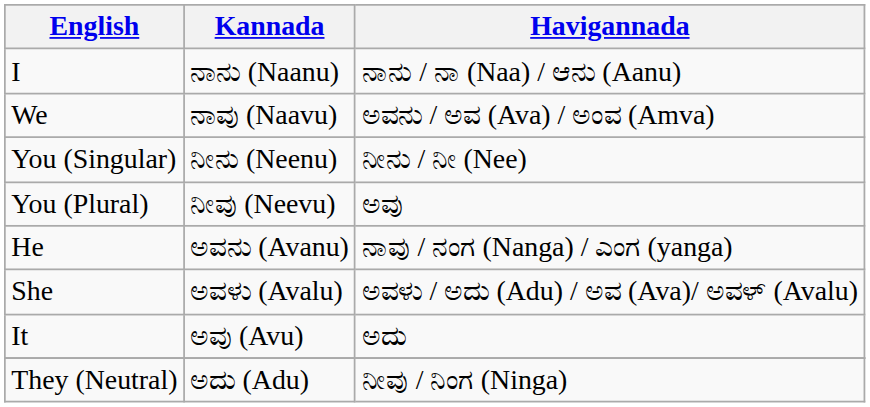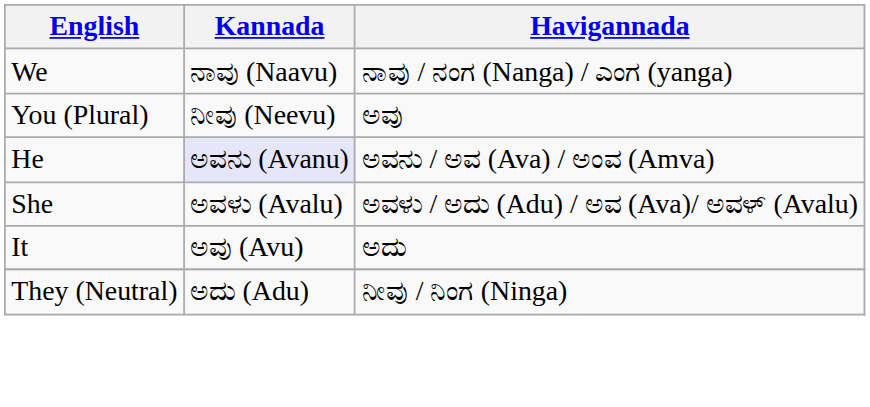- row: (16, 70)
(538, 114) ಅವನು / ಅವ (Ava) / ಅಂವ (Amva) -> (547, 70) ನಾವು / ನಂಗ (Nanga) / ಎಂಗ (yanga)
- row: (94, 159)
(270, 247) no background -> (270, 159) lavender background
(547, 247) ನಾವು / ನಂಗ (Nanga) / ಎಂಗ (yanga) -> (538, 159) ಅವನು / ಅವ (Ava) / ಅಂವ (Amva)
